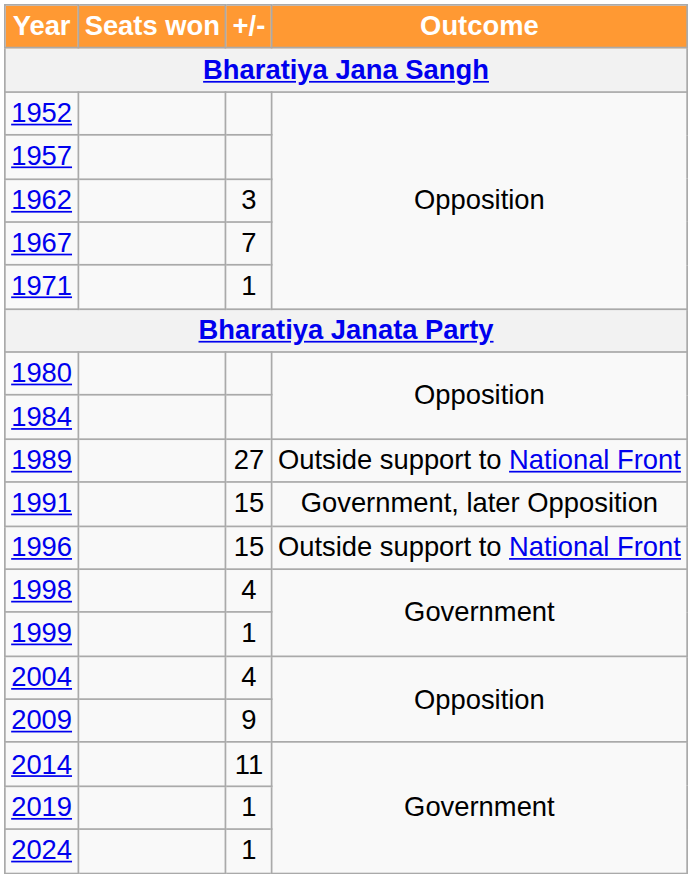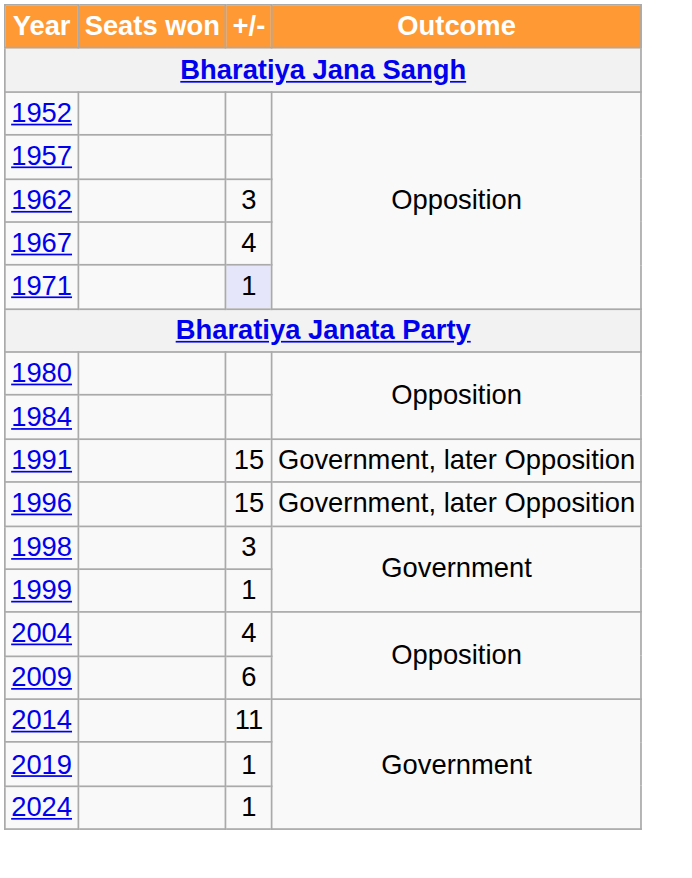(249, 243) 7 -> (249, 243) 4
(249, 286) no background -> (249, 286) lavender background
- row: (42, 460)
(479, 546) Outside support to National Front -> (457, 503) Government, later Opposition
(249, 590) 4 -> (249, 546) 3
(249, 720) 9 -> (249, 677) 6
